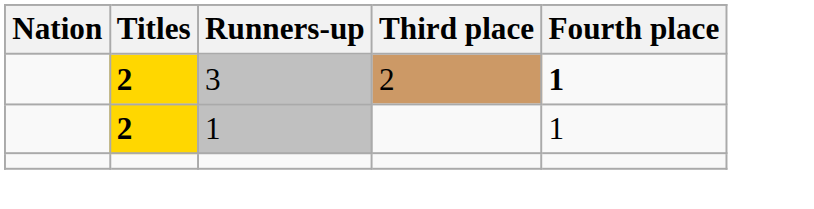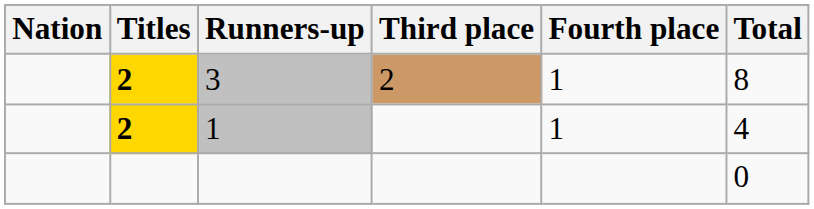+ column: (768, 29)
(556, 78) bold -> (556, 78) normal
